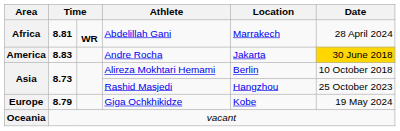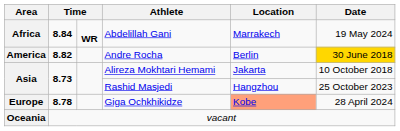(62, 33) 8.81 -> (62, 33) 8.84
(364, 33) 28 April 2024 -> (364, 33) 19 May 2024
(62, 54) 8.83 -> (62, 54) 8.82
(249, 54) Jakarta -> (246, 54) Berlin
(246, 70) Berlin -> (249, 70) Jakarta
(62, 102) 8.79 -> (62, 102) 8.78
(245, 102) no background -> (245, 102) lightsalmon background
(364, 102) 19 May 2024 -> (364, 102) 28 April 2024
